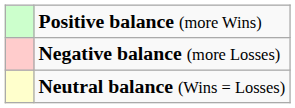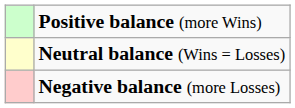rows swapped: (159, 54) <-> (162, 86)
